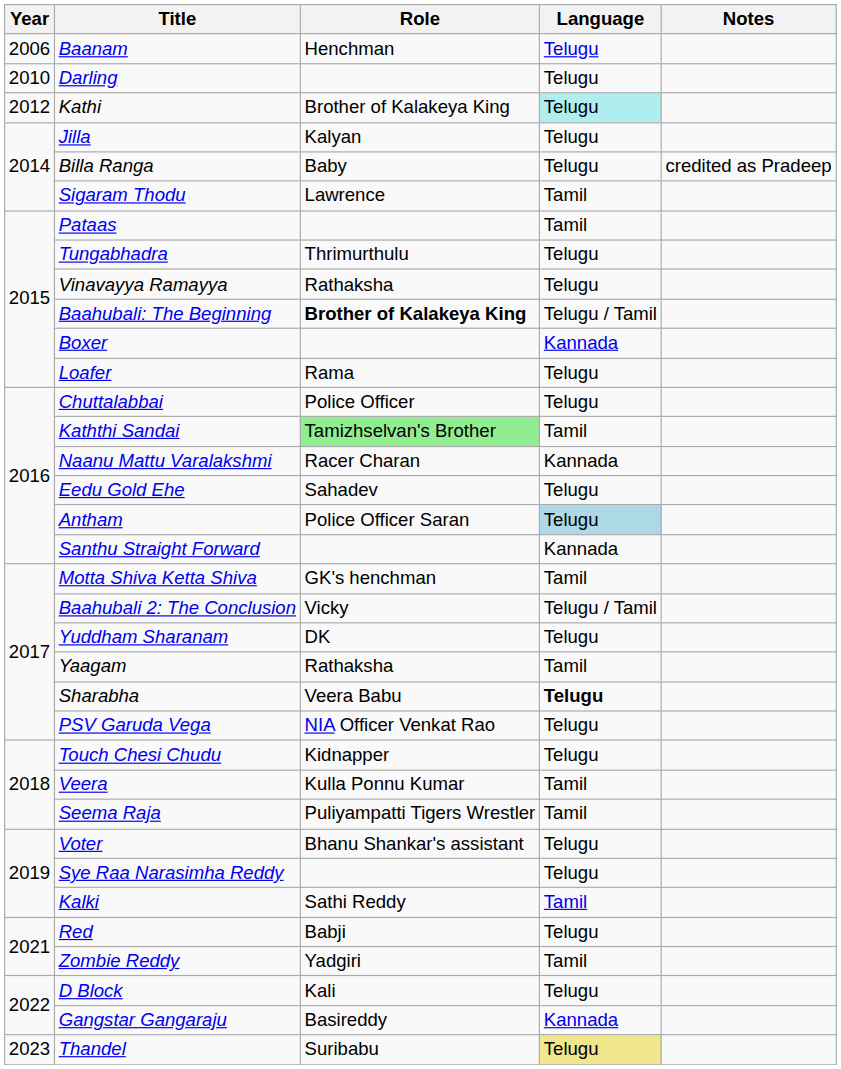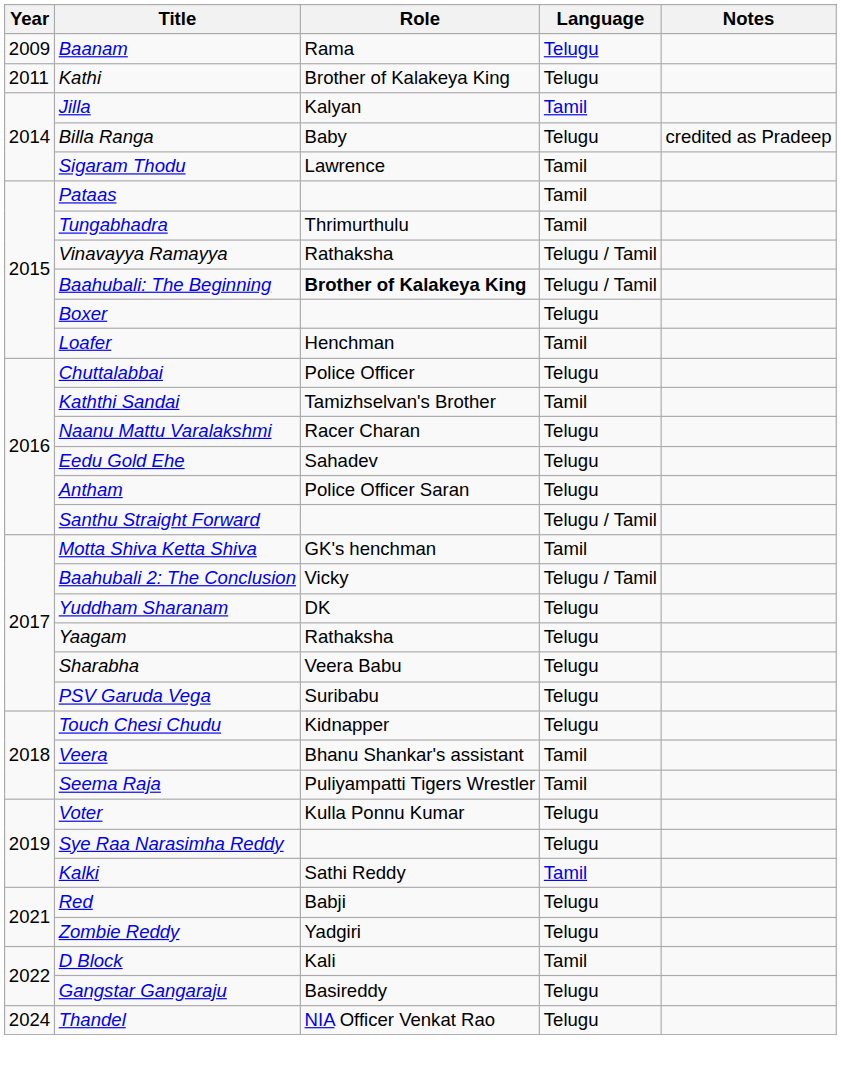(30, 48) 2006 -> (30, 48) 2009
(349, 48) Henchman -> (329, 48) Rama
- row: (88, 78)
(30, 107) 2012 -> (29, 78) 2011
(571, 107) paleturquoise background -> (571, 78) no background
(571, 136) Telugu -> (565, 107) Tamil
(571, 254) Telugu -> (565, 225) Tamil
(571, 284) Telugu -> (600, 254) Telugu / Tamil
(581, 343) Kannada -> (571, 313) Telugu
(329, 372) Rama -> (349, 343) Henchman
(571, 372) Telugu -> (565, 343) Tamil
(400, 431) lightgreen background -> (400, 401) no background
(581, 460) Kannada -> (571, 431) Telugu
(571, 519) lightblue background -> (571, 490) no background
(581, 549) Kannada -> (600, 519) Telugu / Tamil
(565, 666) Tamil -> (571, 637) Telugu
(574, 696) bold -> (571, 666) normal
(400, 725) NIA Officer Venkat Rao -> (342, 696) Suribabu
(385, 784) Kulla Ponnu Kumar -> (414, 755) Bhanu Shankar's assistant
(414, 843) Bhanu Shankar's assistant -> (385, 813) Kulla Ponnu Kumar
(565, 961) Tamil -> (571, 931) Telugu
(571, 990) Telugu -> (565, 961) Tamil
(581, 1020) Kannada -> (571, 990) Telugu
(30, 1049) 2023 -> (30, 1020) 2024
(342, 1049) Suribabu -> (400, 1020) NIA Officer Venkat Rao
(571, 1049) khaki background -> (571, 1020) no background
